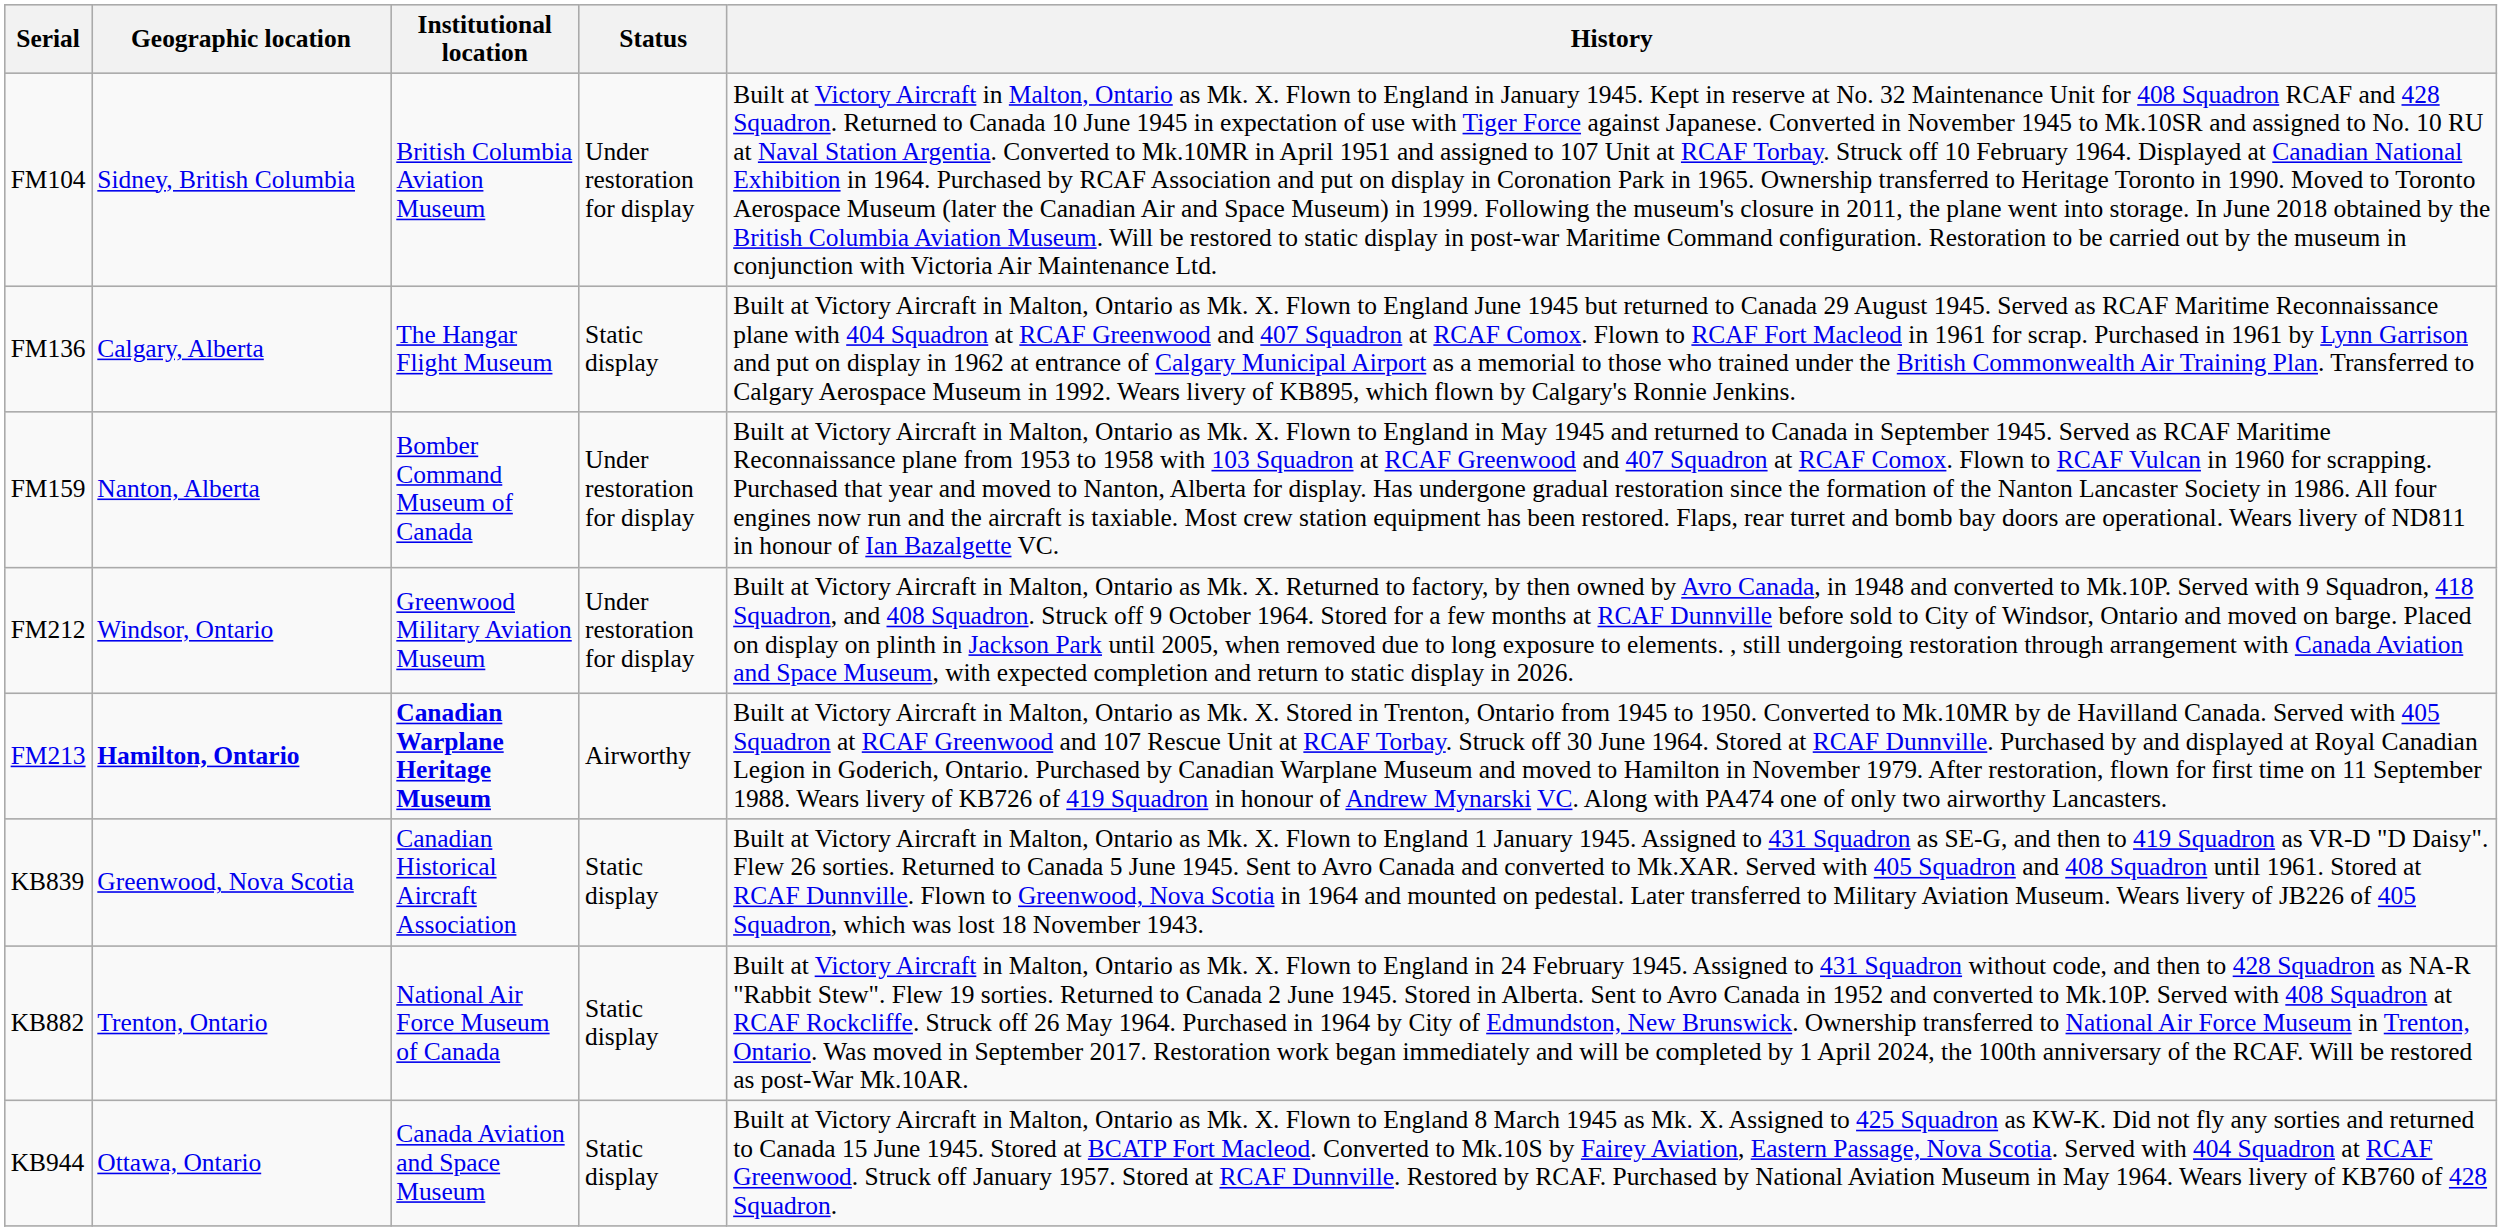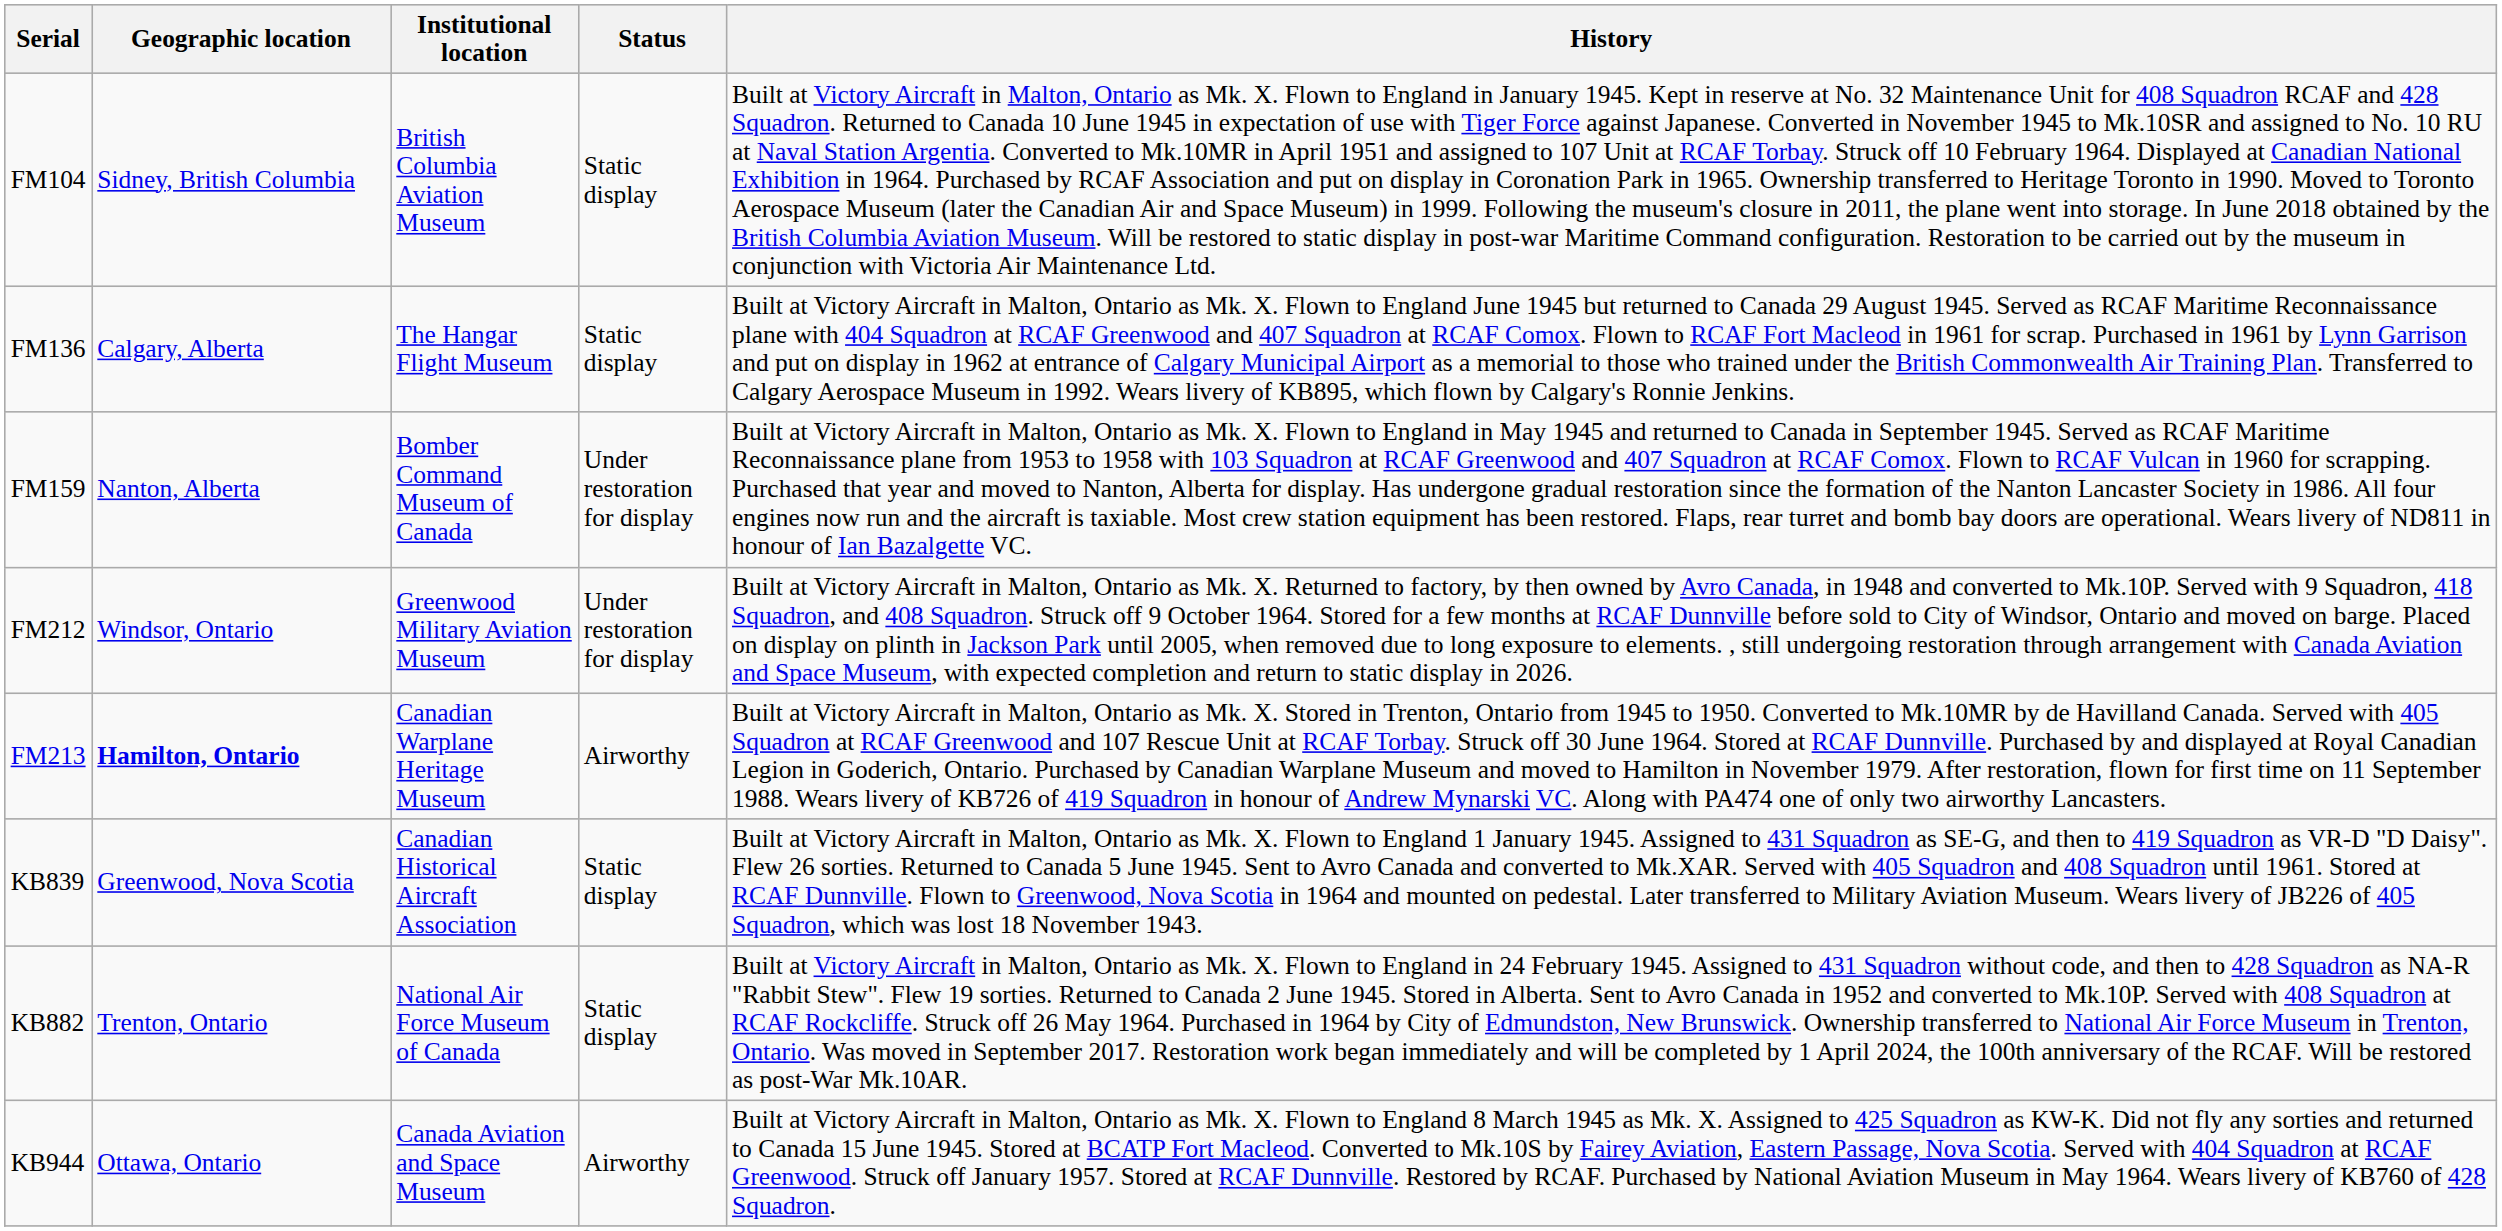(640, 179) Under restoration for display -> (621, 179) Static display
(450, 755) bold -> (445, 755) normal
(622, 1163) Static display -> (637, 1163) Airworthy
